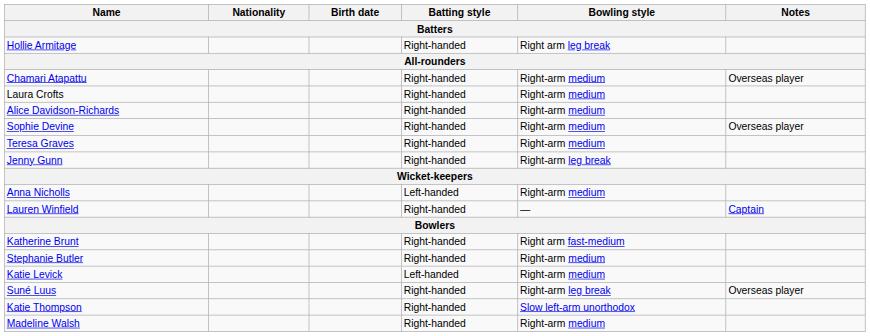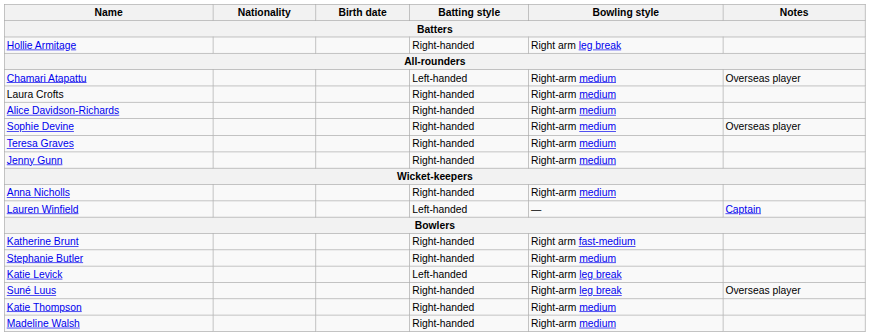(435, 78) Right-handed -> (440, 78) Left-handed
(565, 160) Right-arm leg break -> (574, 160) Right-arm medium
(431, 193) Left-handed -> (443, 193) Right-handed
(435, 209) Right-handed -> (440, 209) Left-handed
(563, 275) Right-arm medium -> (576, 275) Right-arm leg break
(577, 307) Slow left-arm unorthodox -> (574, 307) Right-arm medium
